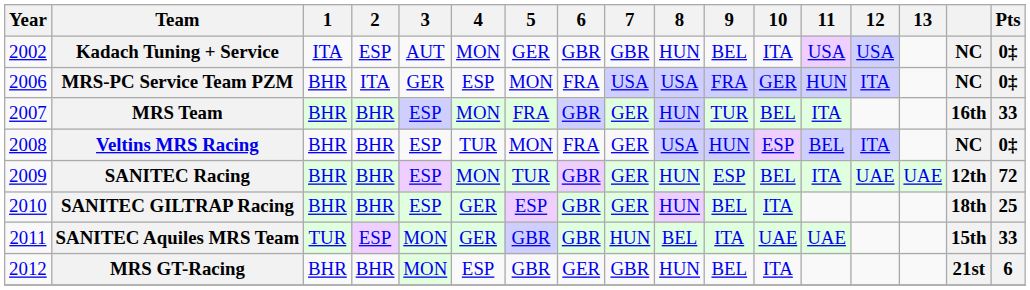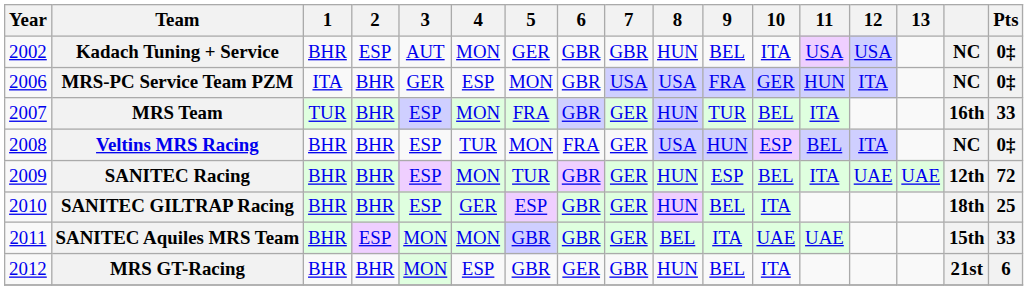(327, 51) ITA -> (327, 51) BHR
(327, 82) BHR -> (327, 82) ITA
(375, 82) ITA -> (375, 82) BHR
(581, 82) FRA -> (581, 82) GBR
(327, 113) BHR -> (327, 113) TUR
(327, 238) TUR -> (327, 238) BHR
(478, 238) GER -> (478, 238) MON
(630, 238) HUN -> (629, 238) GER
